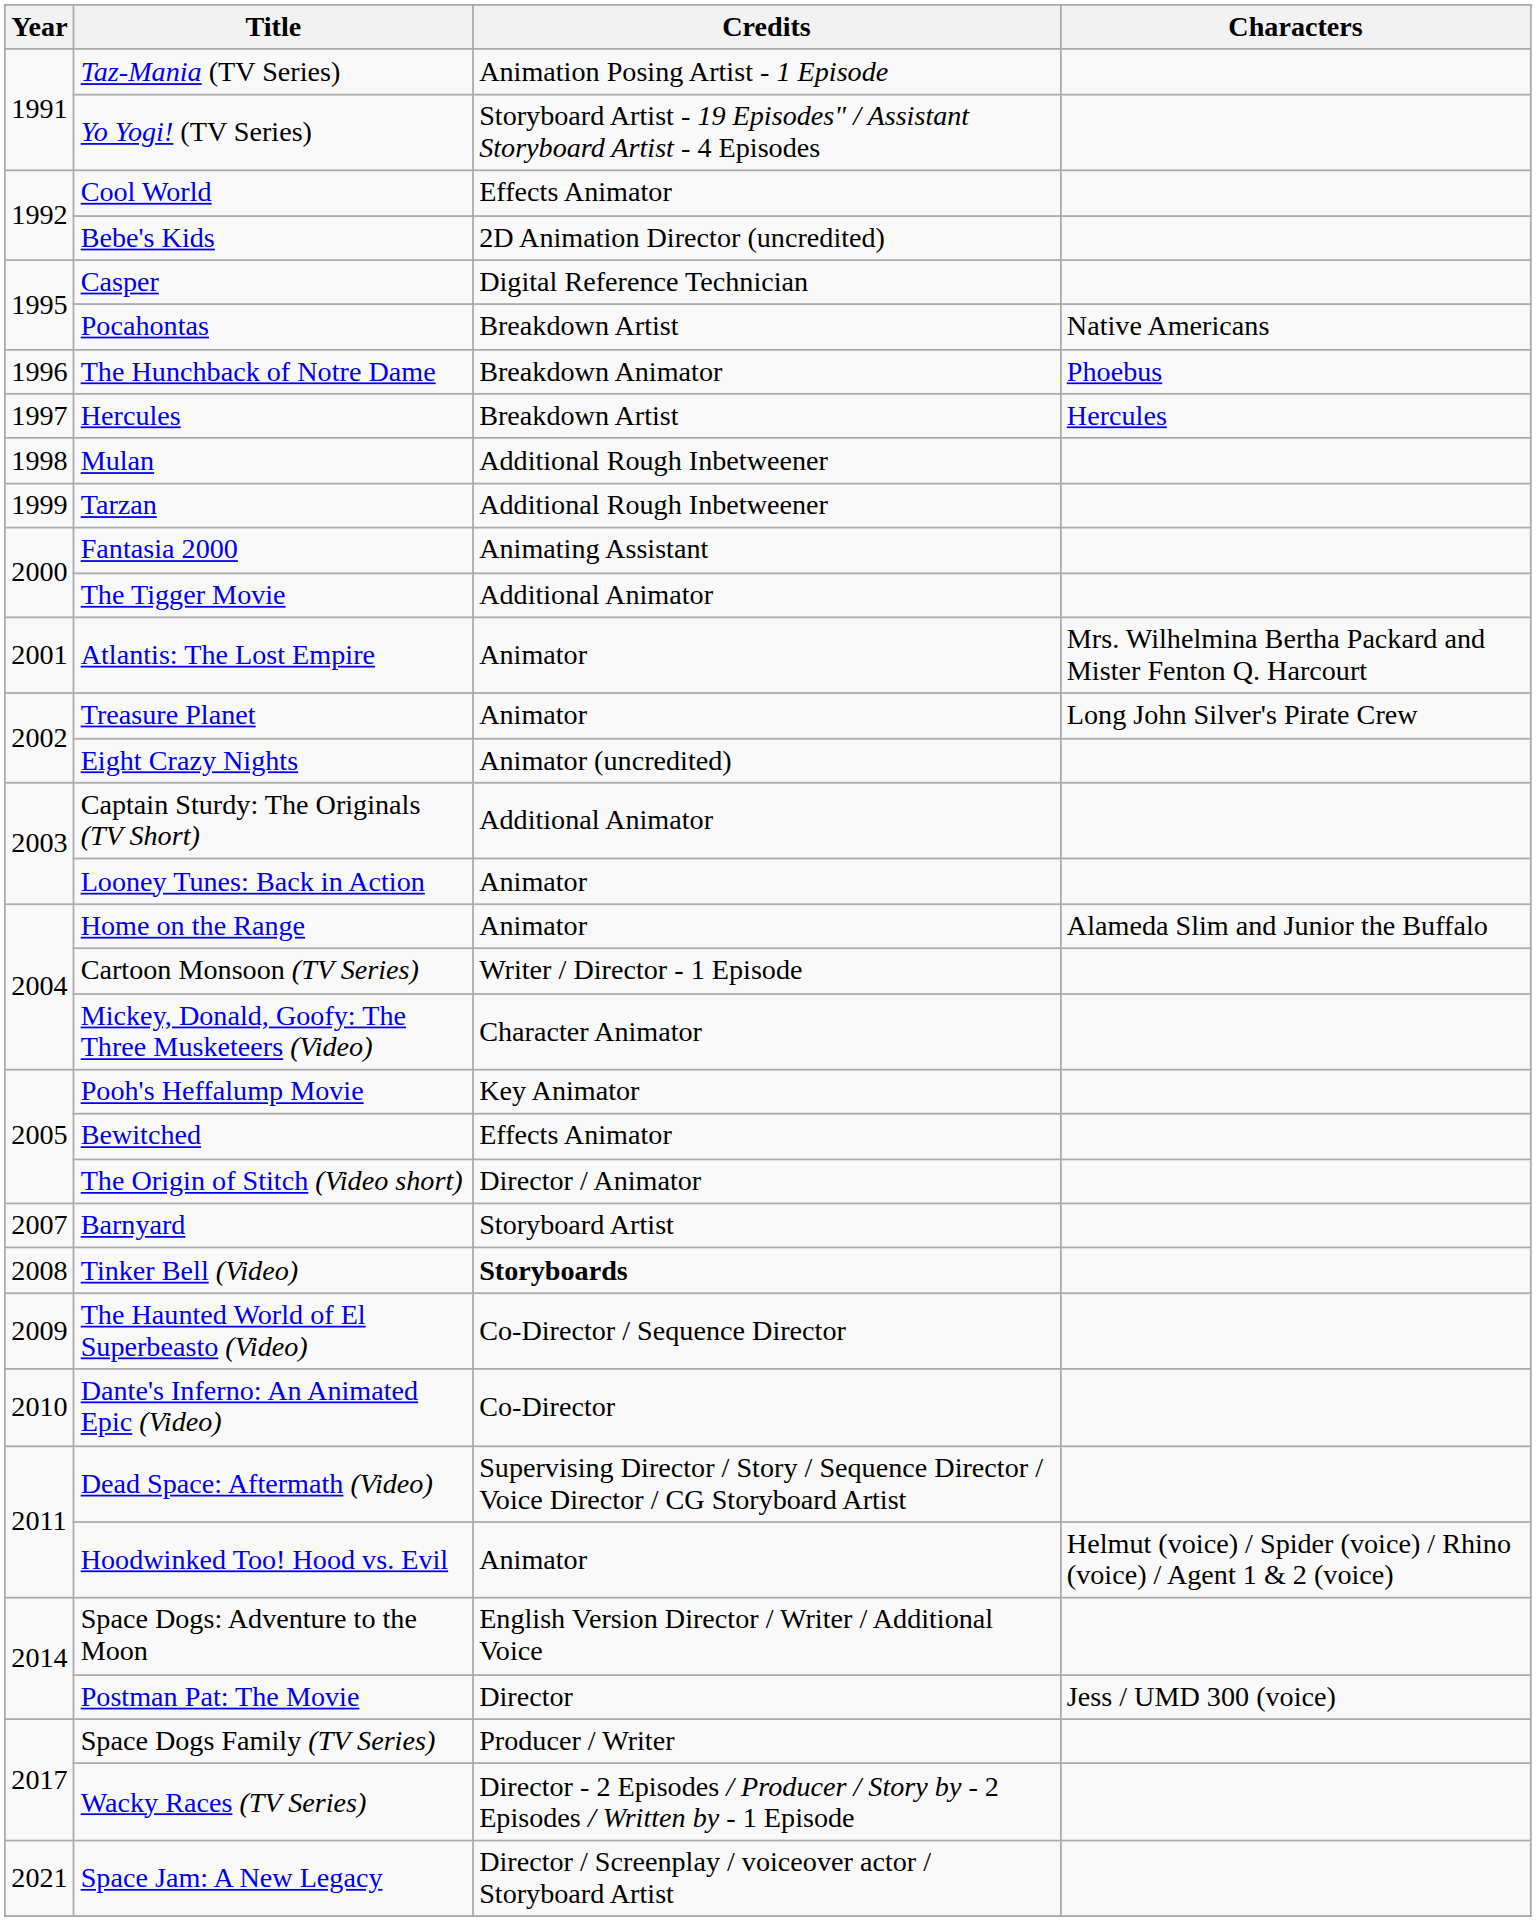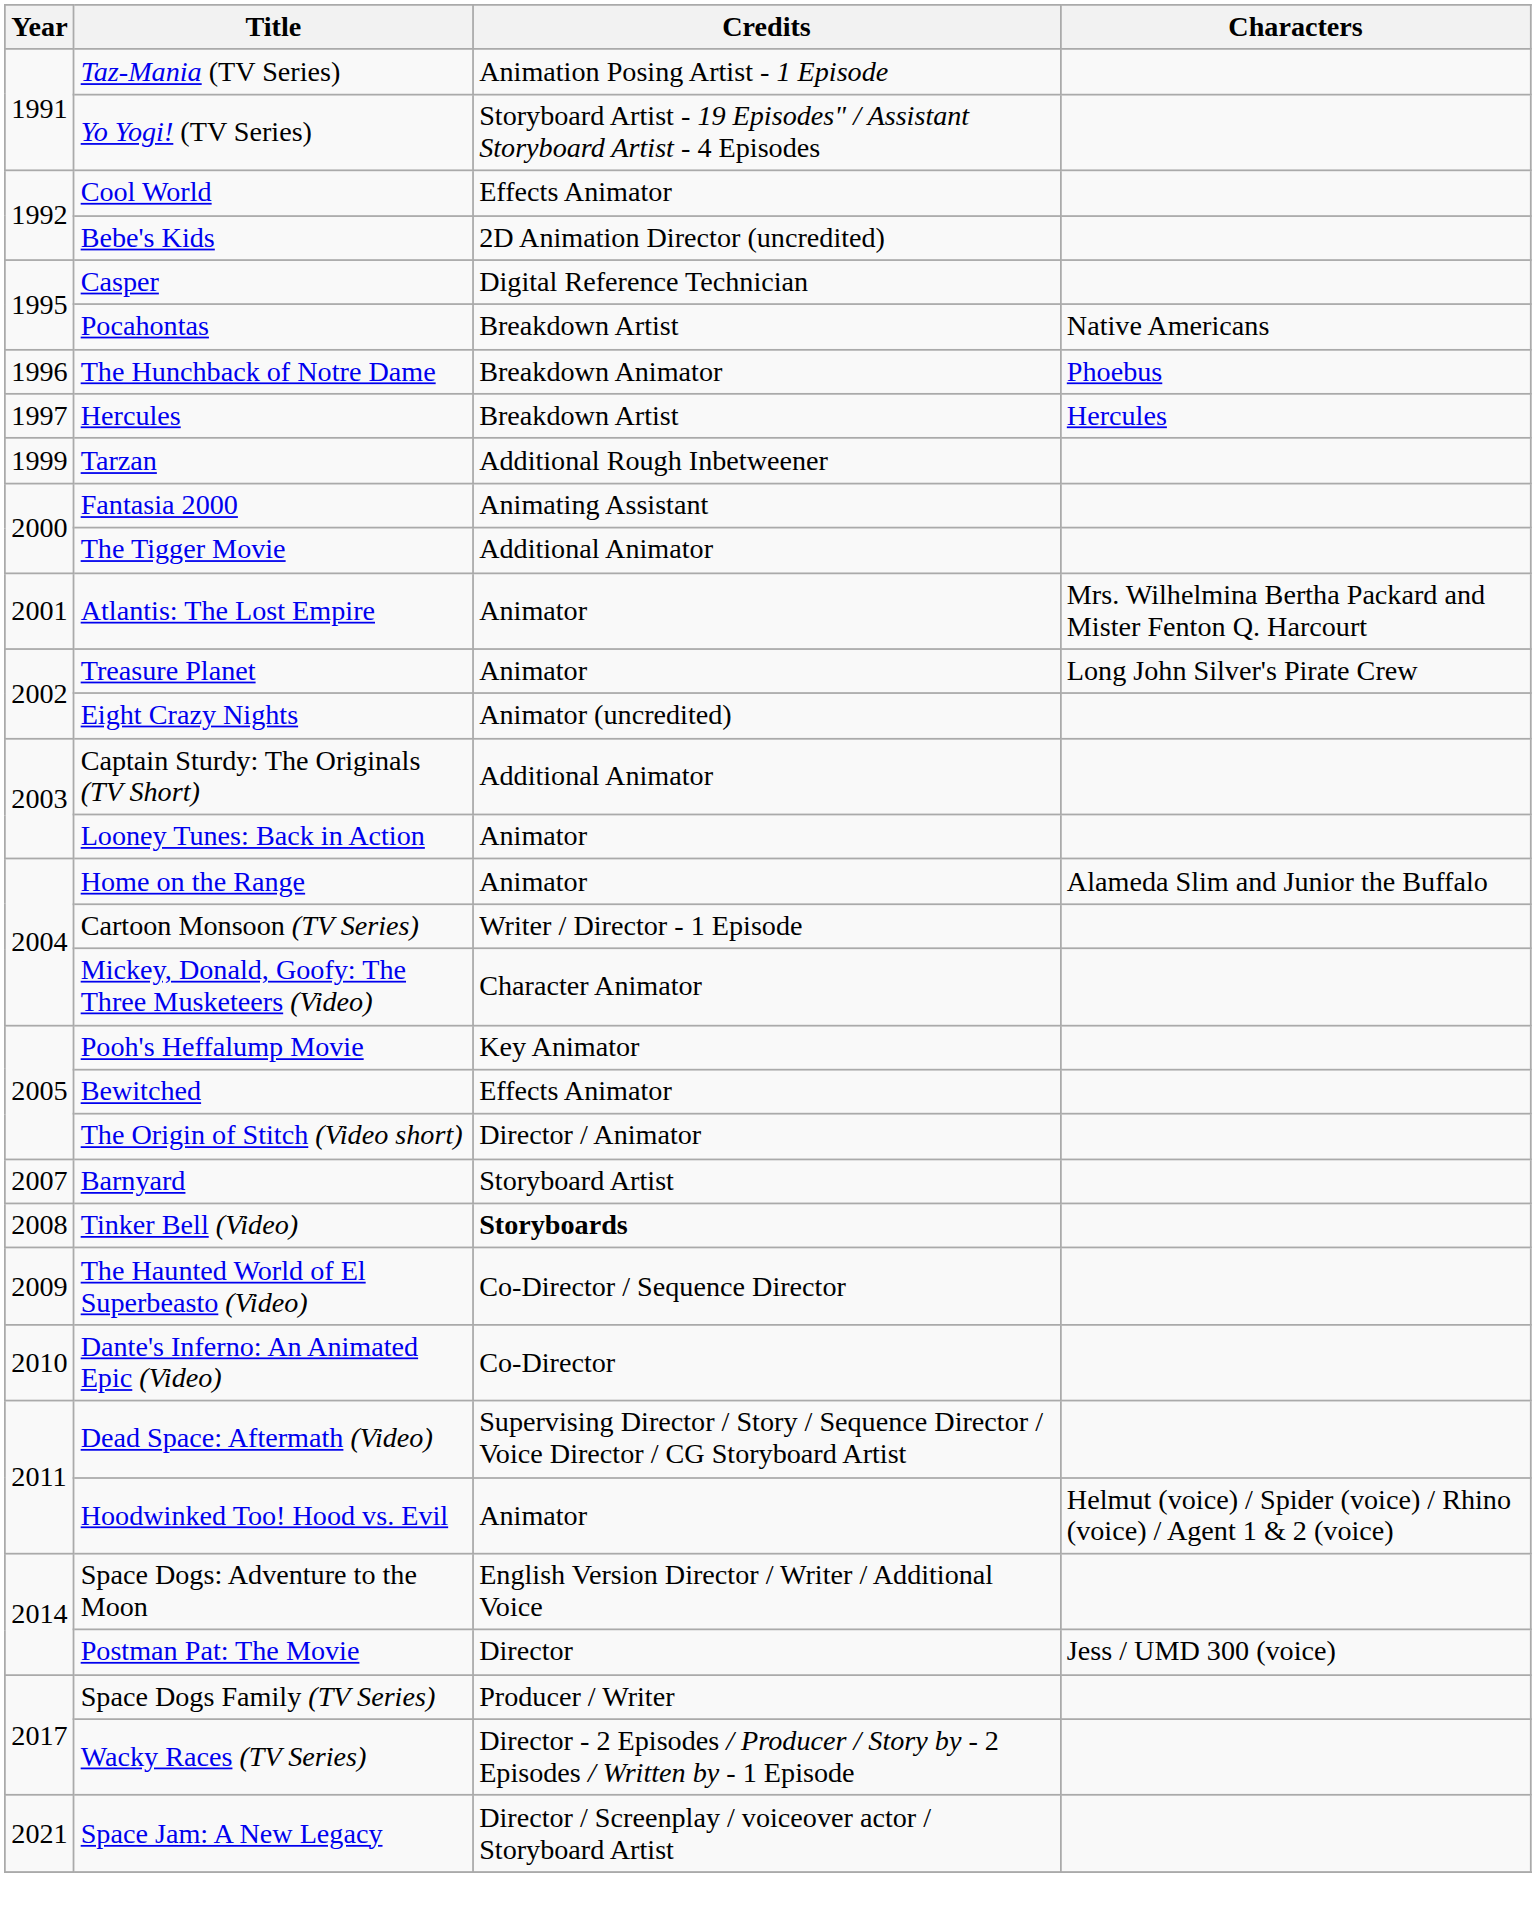- row: (117, 460)
